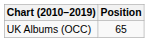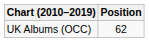(121, 29) 65 -> (121, 29) 62
